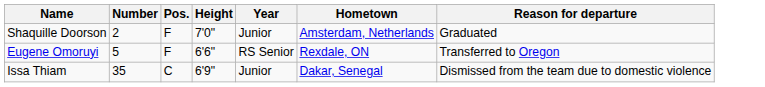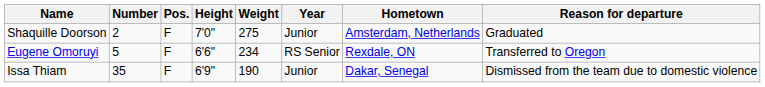+ column: (259, 14)
(168, 71) C -> (167, 71) F
